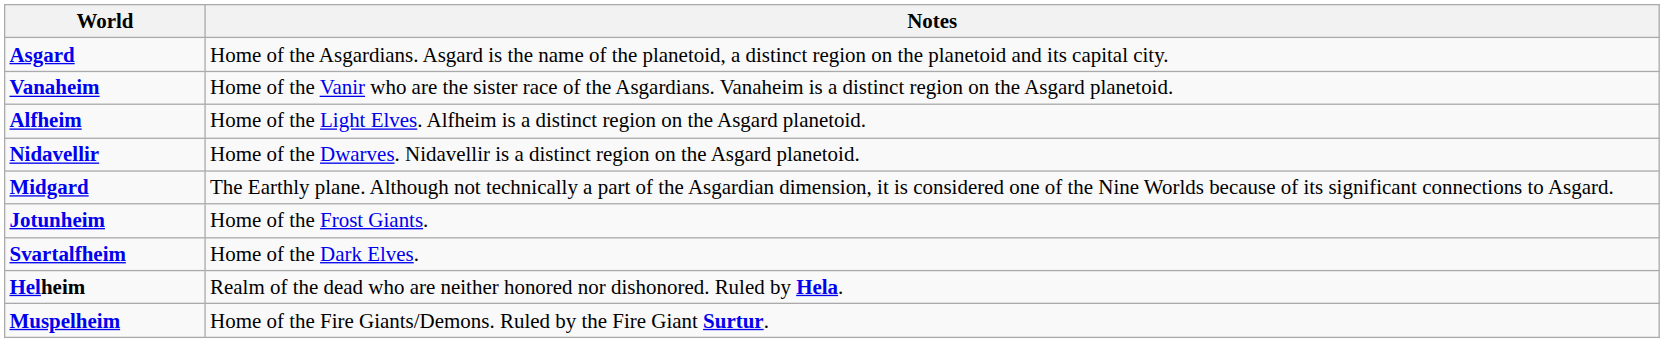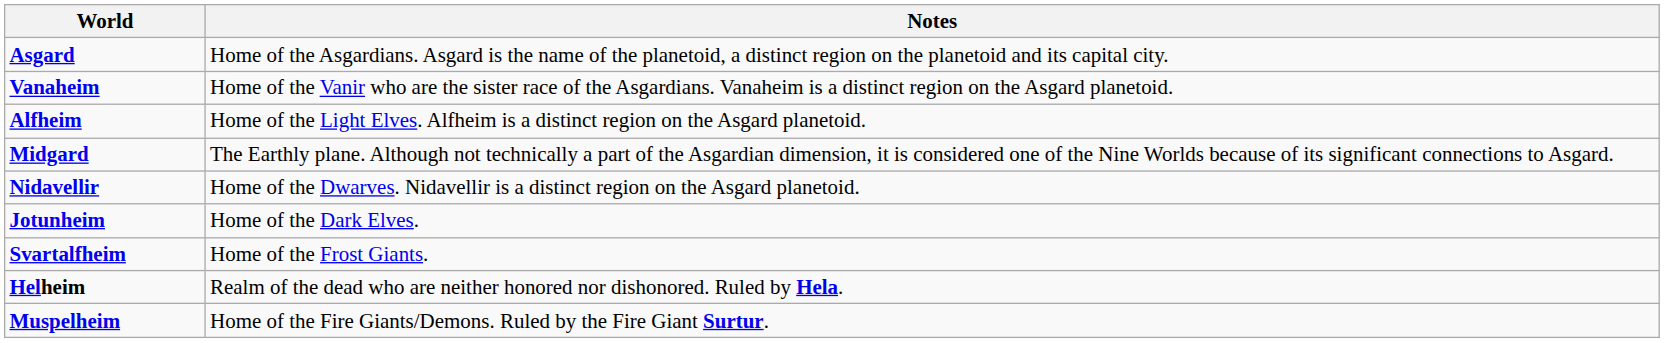rows swapped: (54, 154) <-> (49, 187)
(319, 220) Home of the Frost Giants. -> (315, 220) Home of the Dark Elves.
(315, 253) Home of the Dark Elves. -> (319, 253) Home of the Frost Giants.
